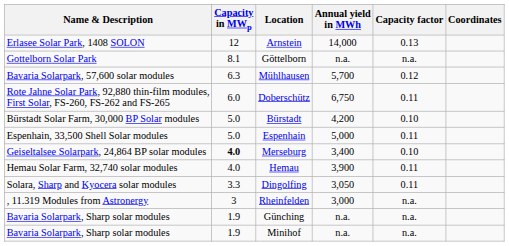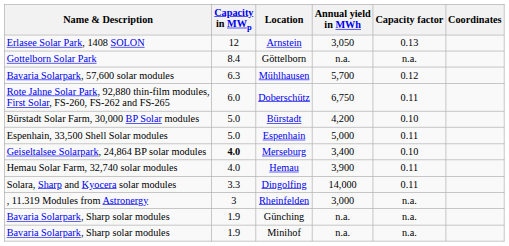(343, 43) 14,000 -> (343, 43) 3,050
(234, 59) 8.1 -> (234, 59) 8.4
(343, 184) 3,050 -> (343, 184) 14,000
